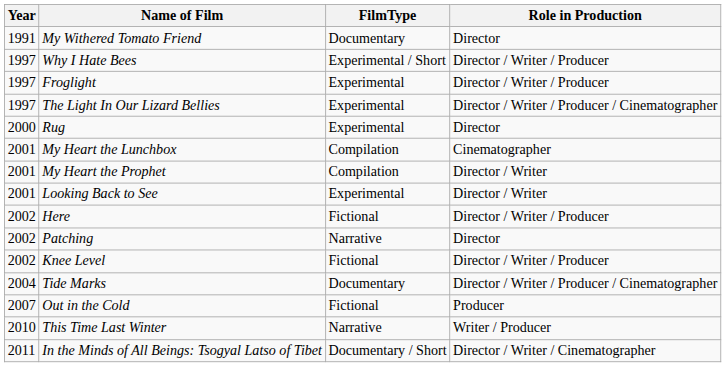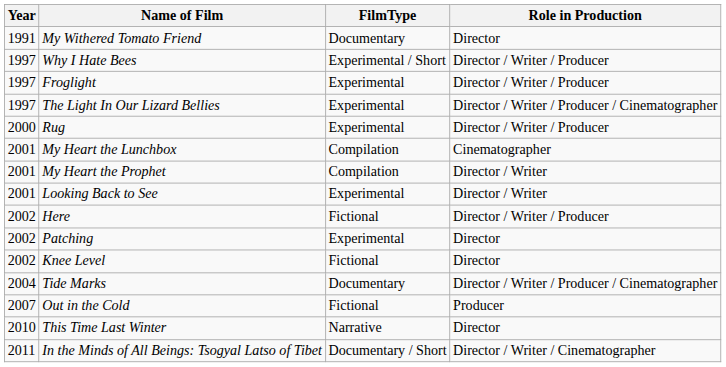(477, 127) Director -> (531, 127) Director / Writer / Producer
(355, 238) Narrative -> (366, 238) Experimental
(531, 261) Director / Writer / Producer -> (477, 261) Director
(502, 328) Writer / Producer -> (477, 328) Director
